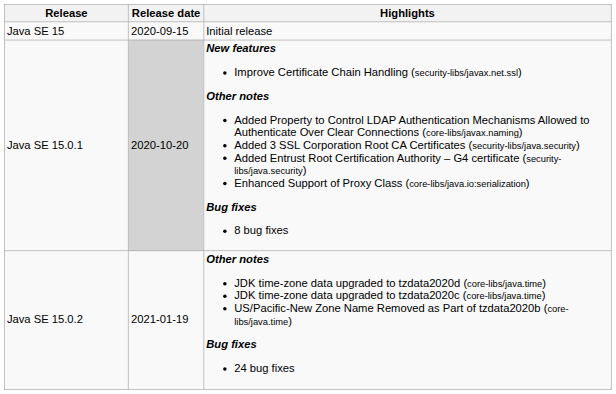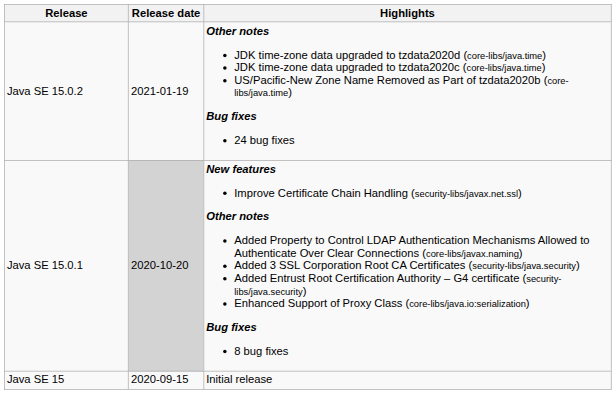rows swapped: (36, 31) <-> (45, 320)
